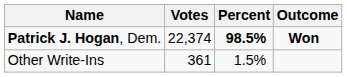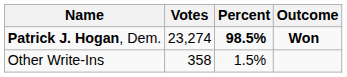(190, 38) 22,374 -> (190, 38) 23,274
(190, 60) 361 -> (190, 60) 358
